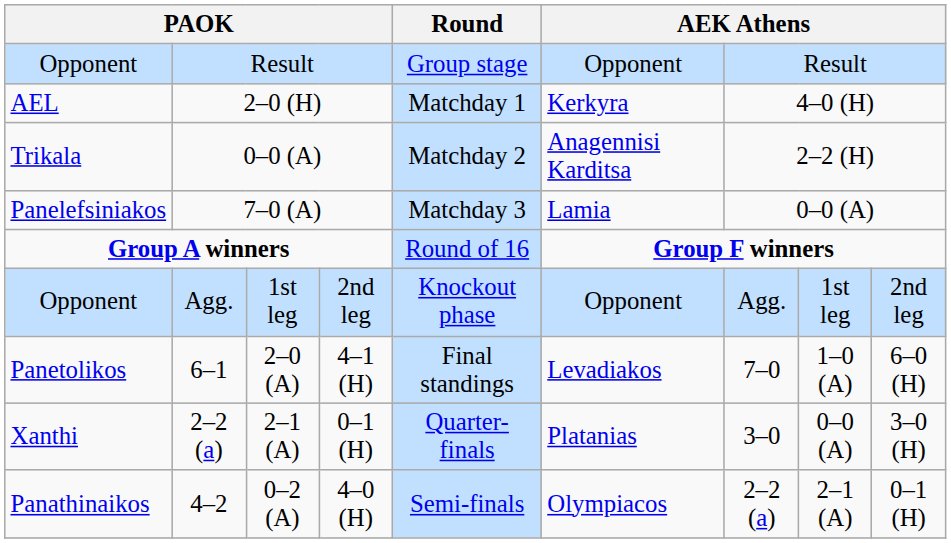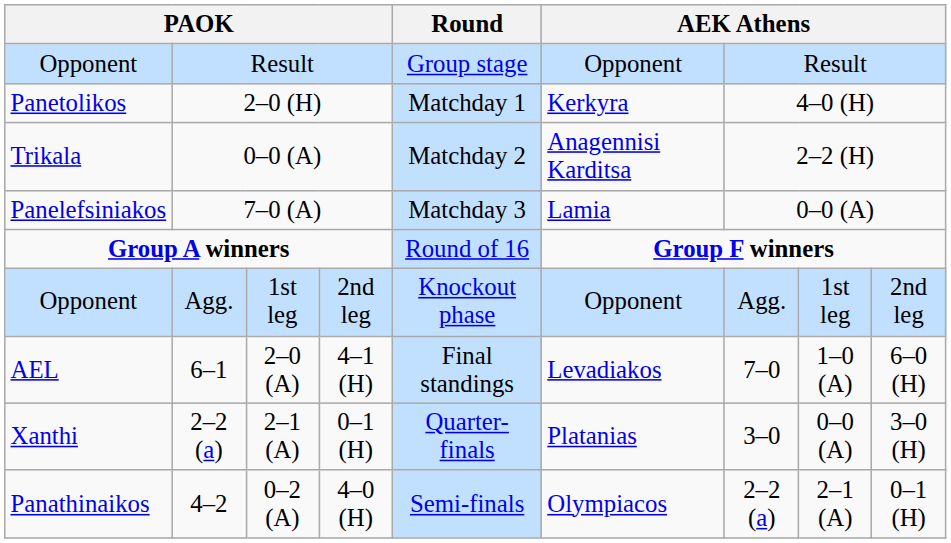(35, 102) AEL -> (68, 102) Panetolikos
(68, 369) Panetolikos -> (35, 369) AEL
